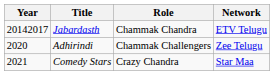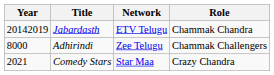columns swapped: (163, 12) <-> (241, 12)
(28, 29) 20142017 -> (28, 29) 20142019
(17, 45) 2020 -> (17, 45) 8000
